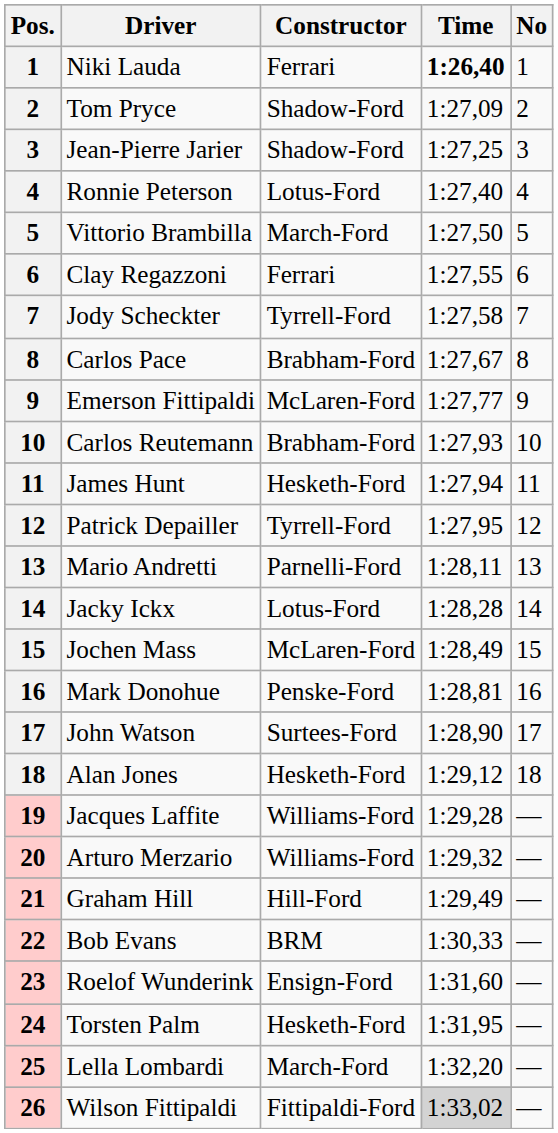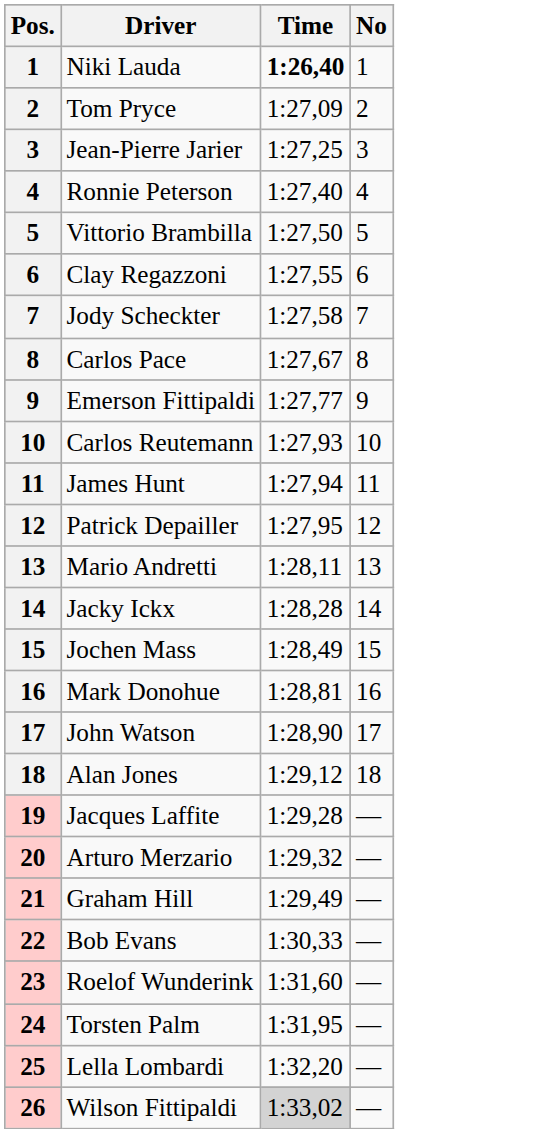- column: (341, 25)
